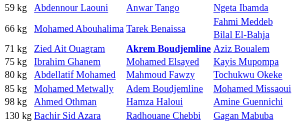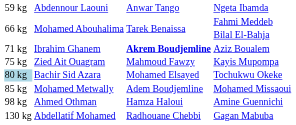(70, 48) Zied Ait Ouagram -> (67, 48) Ibrahim Ghanem
(67, 62) Ibrahim Ghanem -> (70, 62) Zied Ait Ouagram
(163, 62) Mohamed Elsayed -> (161, 62) Mahmoud Fawzy
(16, 75) no background -> (16, 75) lightblue background
(75, 75) Abdellatif Mohamed -> (67, 75) Bachir Sid Azara
(161, 75) Mahmoud Fawzy -> (163, 75) Mohamed Elsayed
(67, 115) Bachir Sid Azara -> (75, 115) Abdellatif Mohamed
